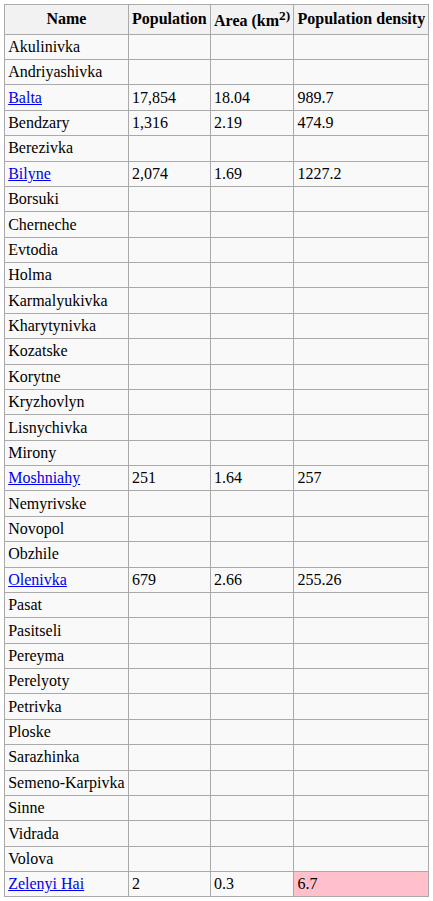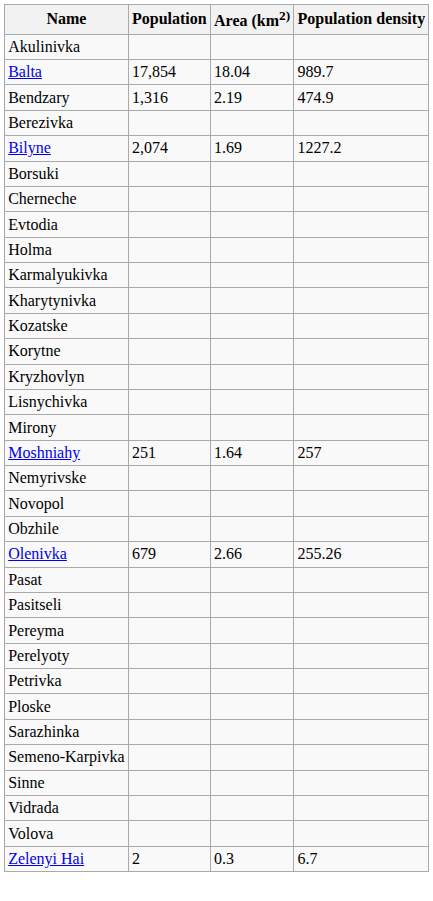- row: (55, 72)
(308, 884) pink background -> (308, 858) no background
